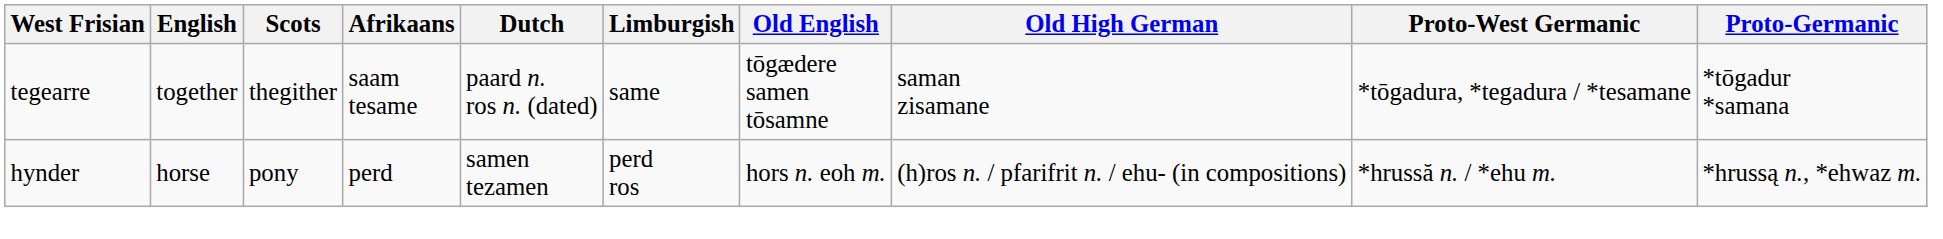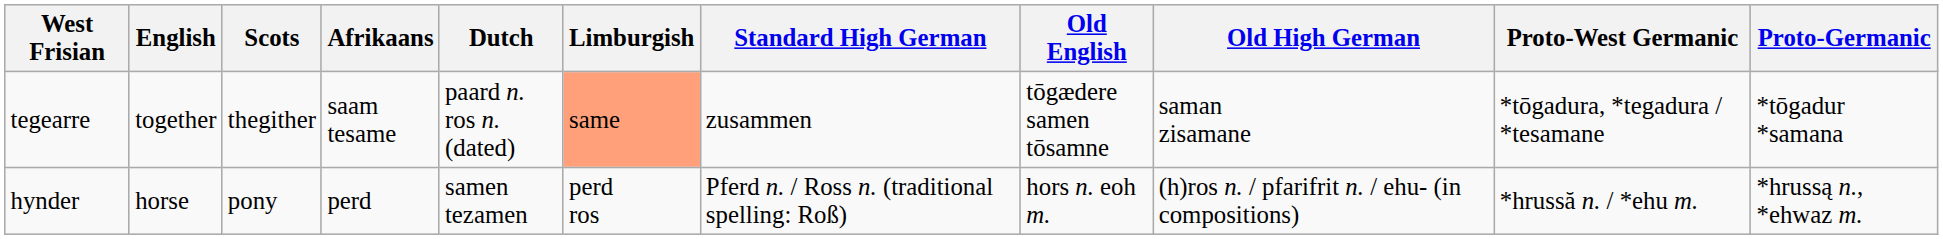+ column: (860, 38)
(635, 91) no background -> (594, 119) lightsalmon background
